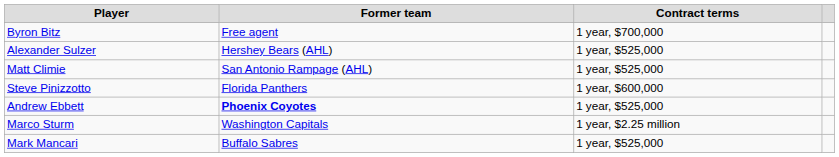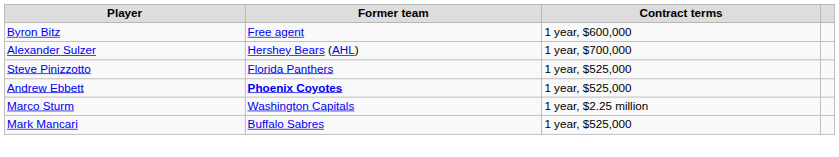(620, 32) 1 year, $700,000 -> (588, 32) 1 year, $600,000
(620, 50) 1 year, $525,000 -> (588, 50) 1 year, $700,000
- row: (36, 69)
(620, 87) 1 year, $600,000 -> (588, 69) 1 year, $525,000
